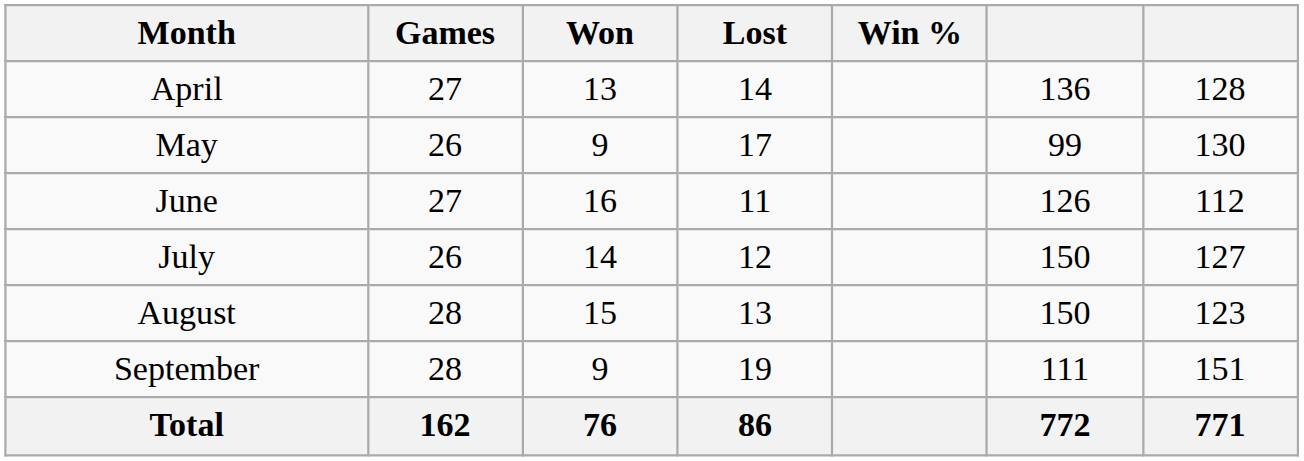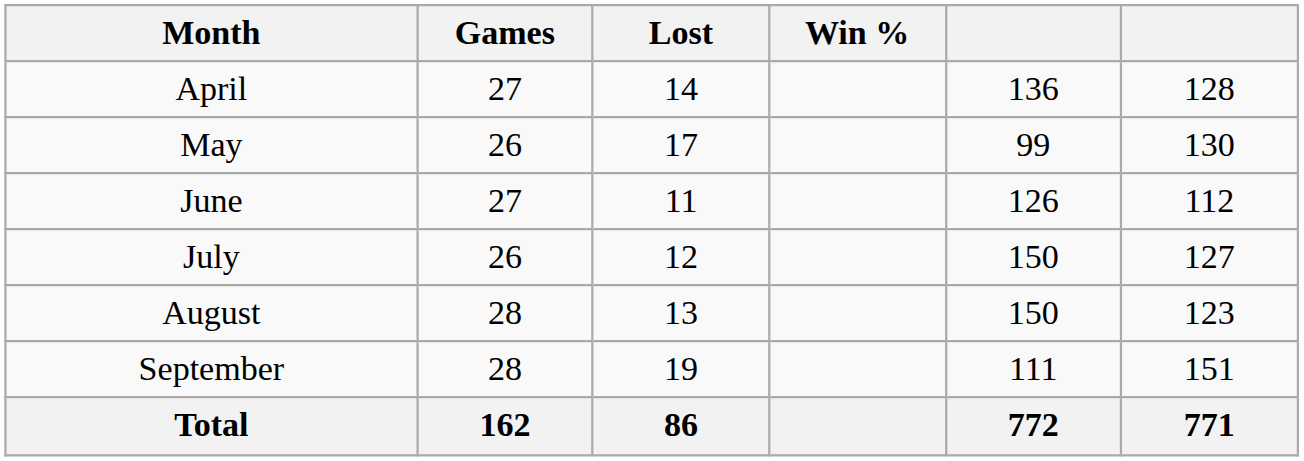- column: (600, 32)
